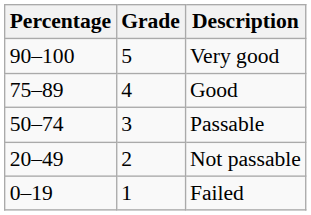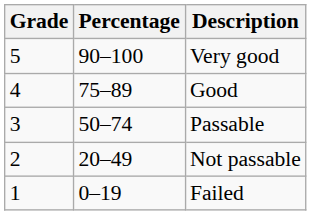columns swapped: (60, 21) <-> (151, 21)
